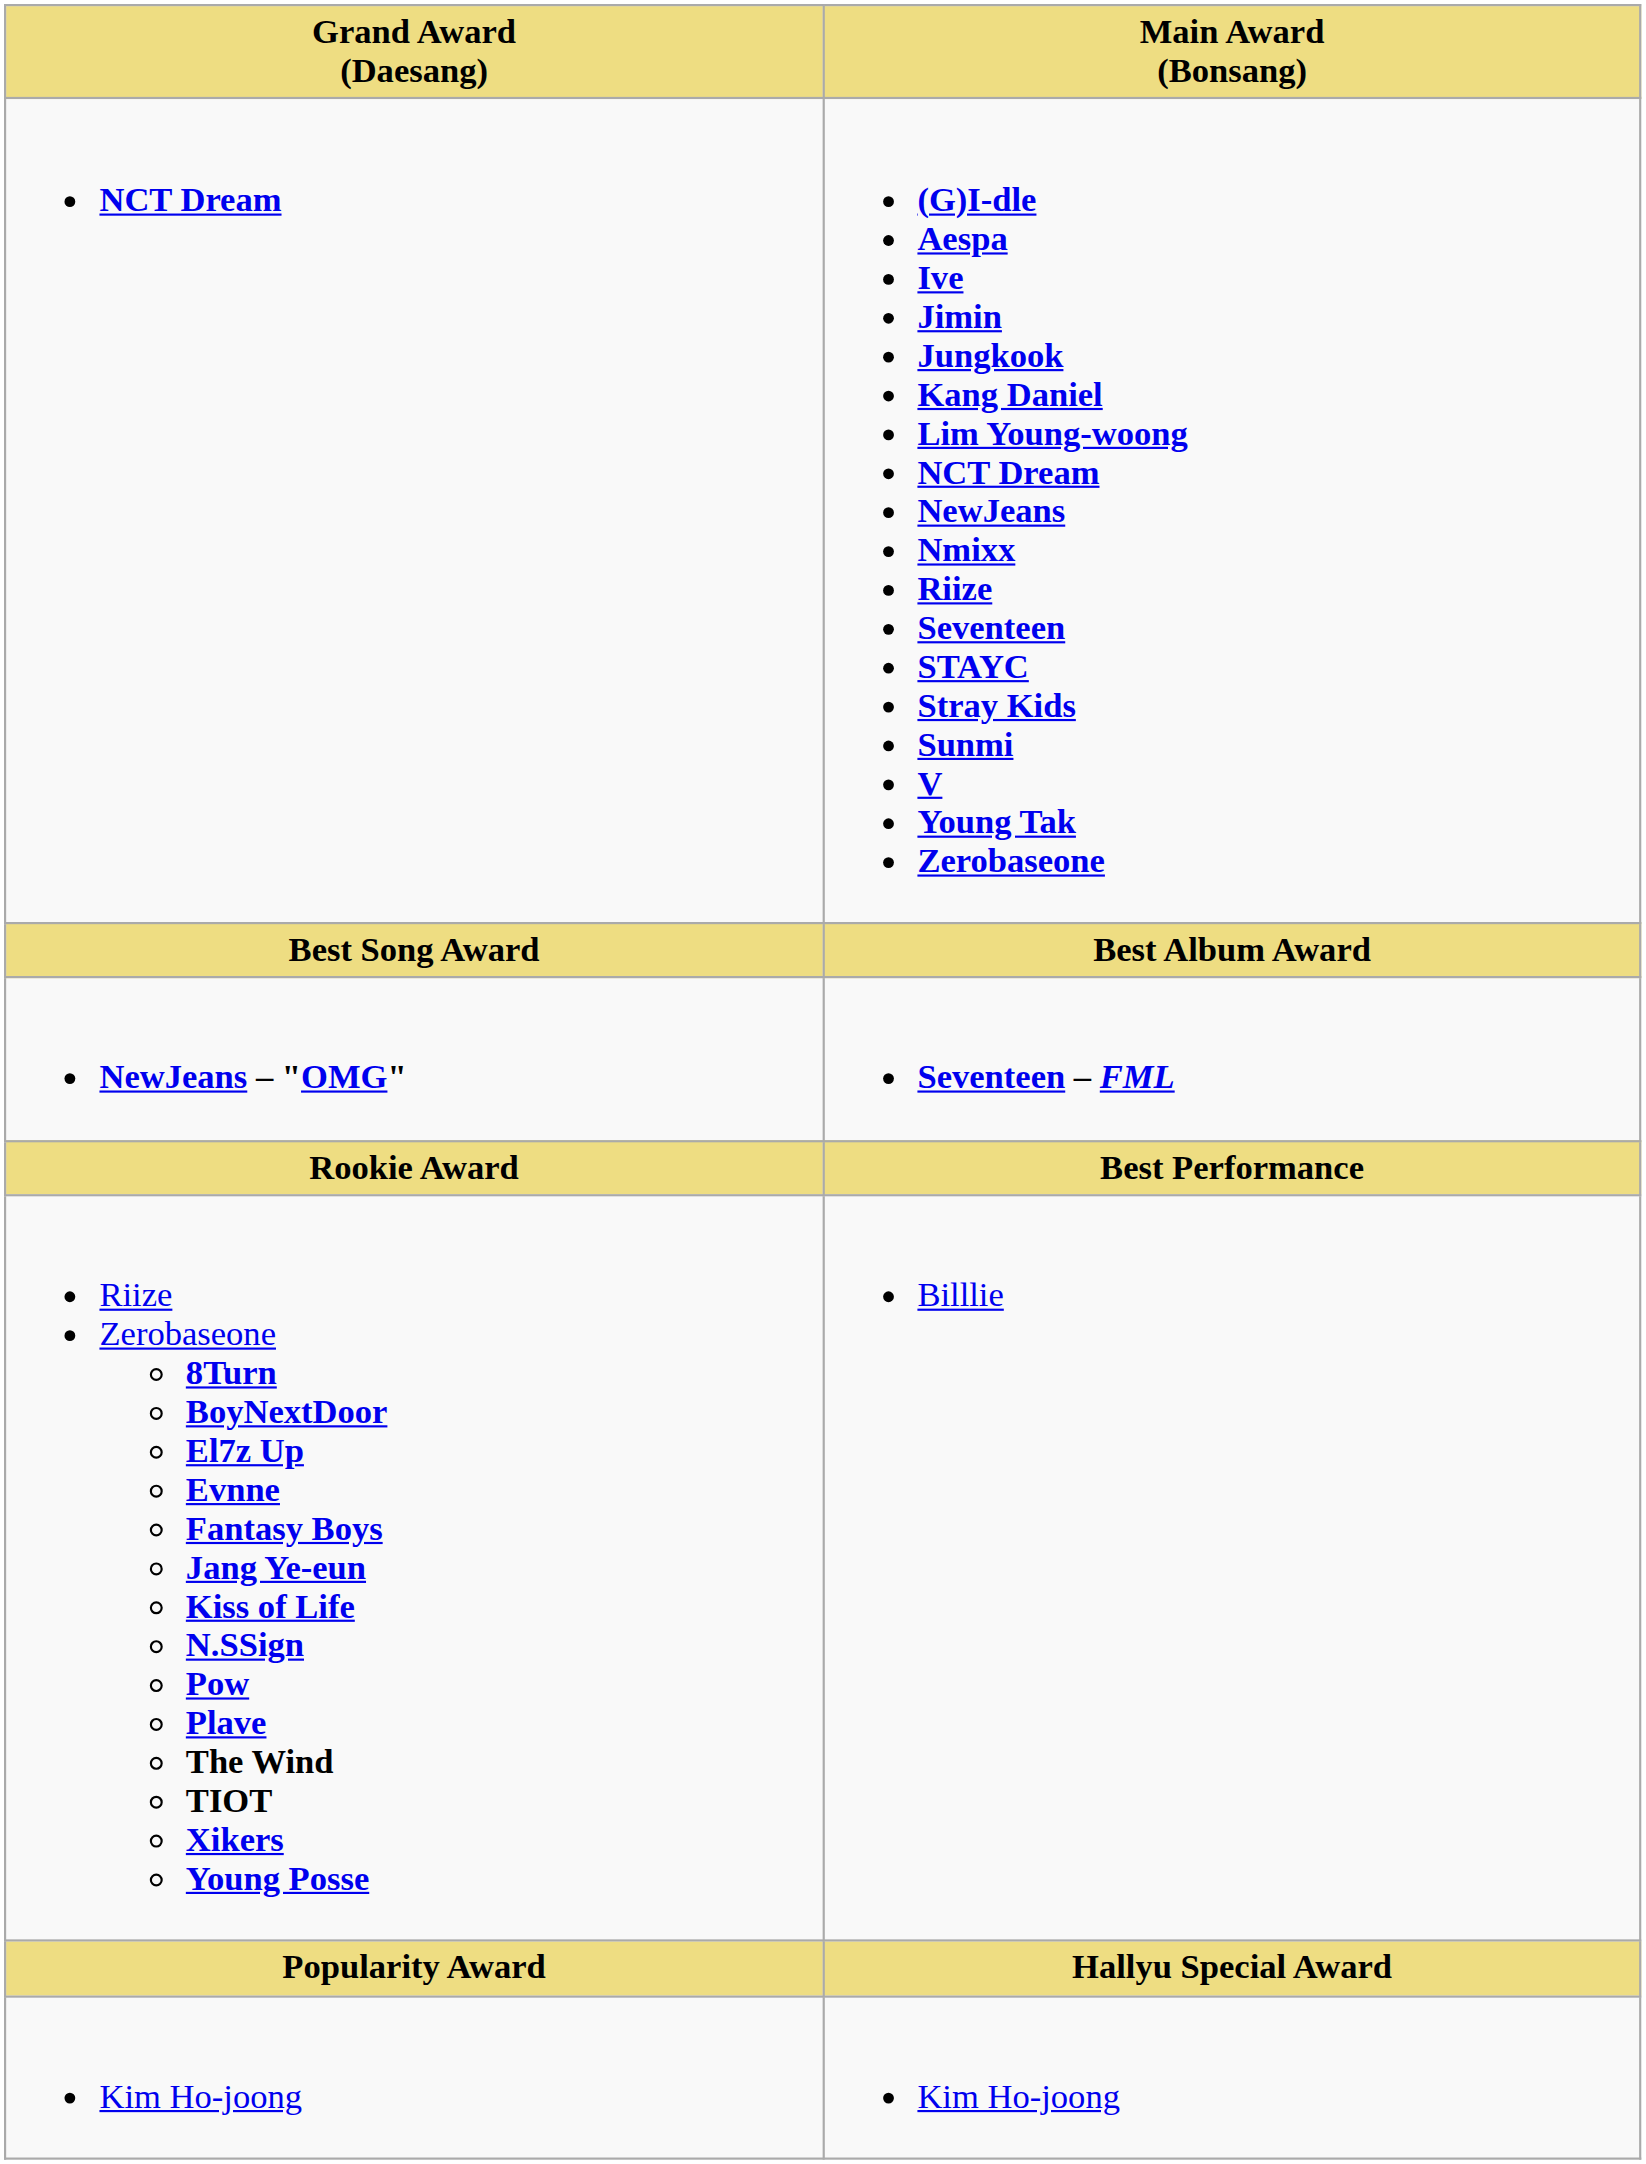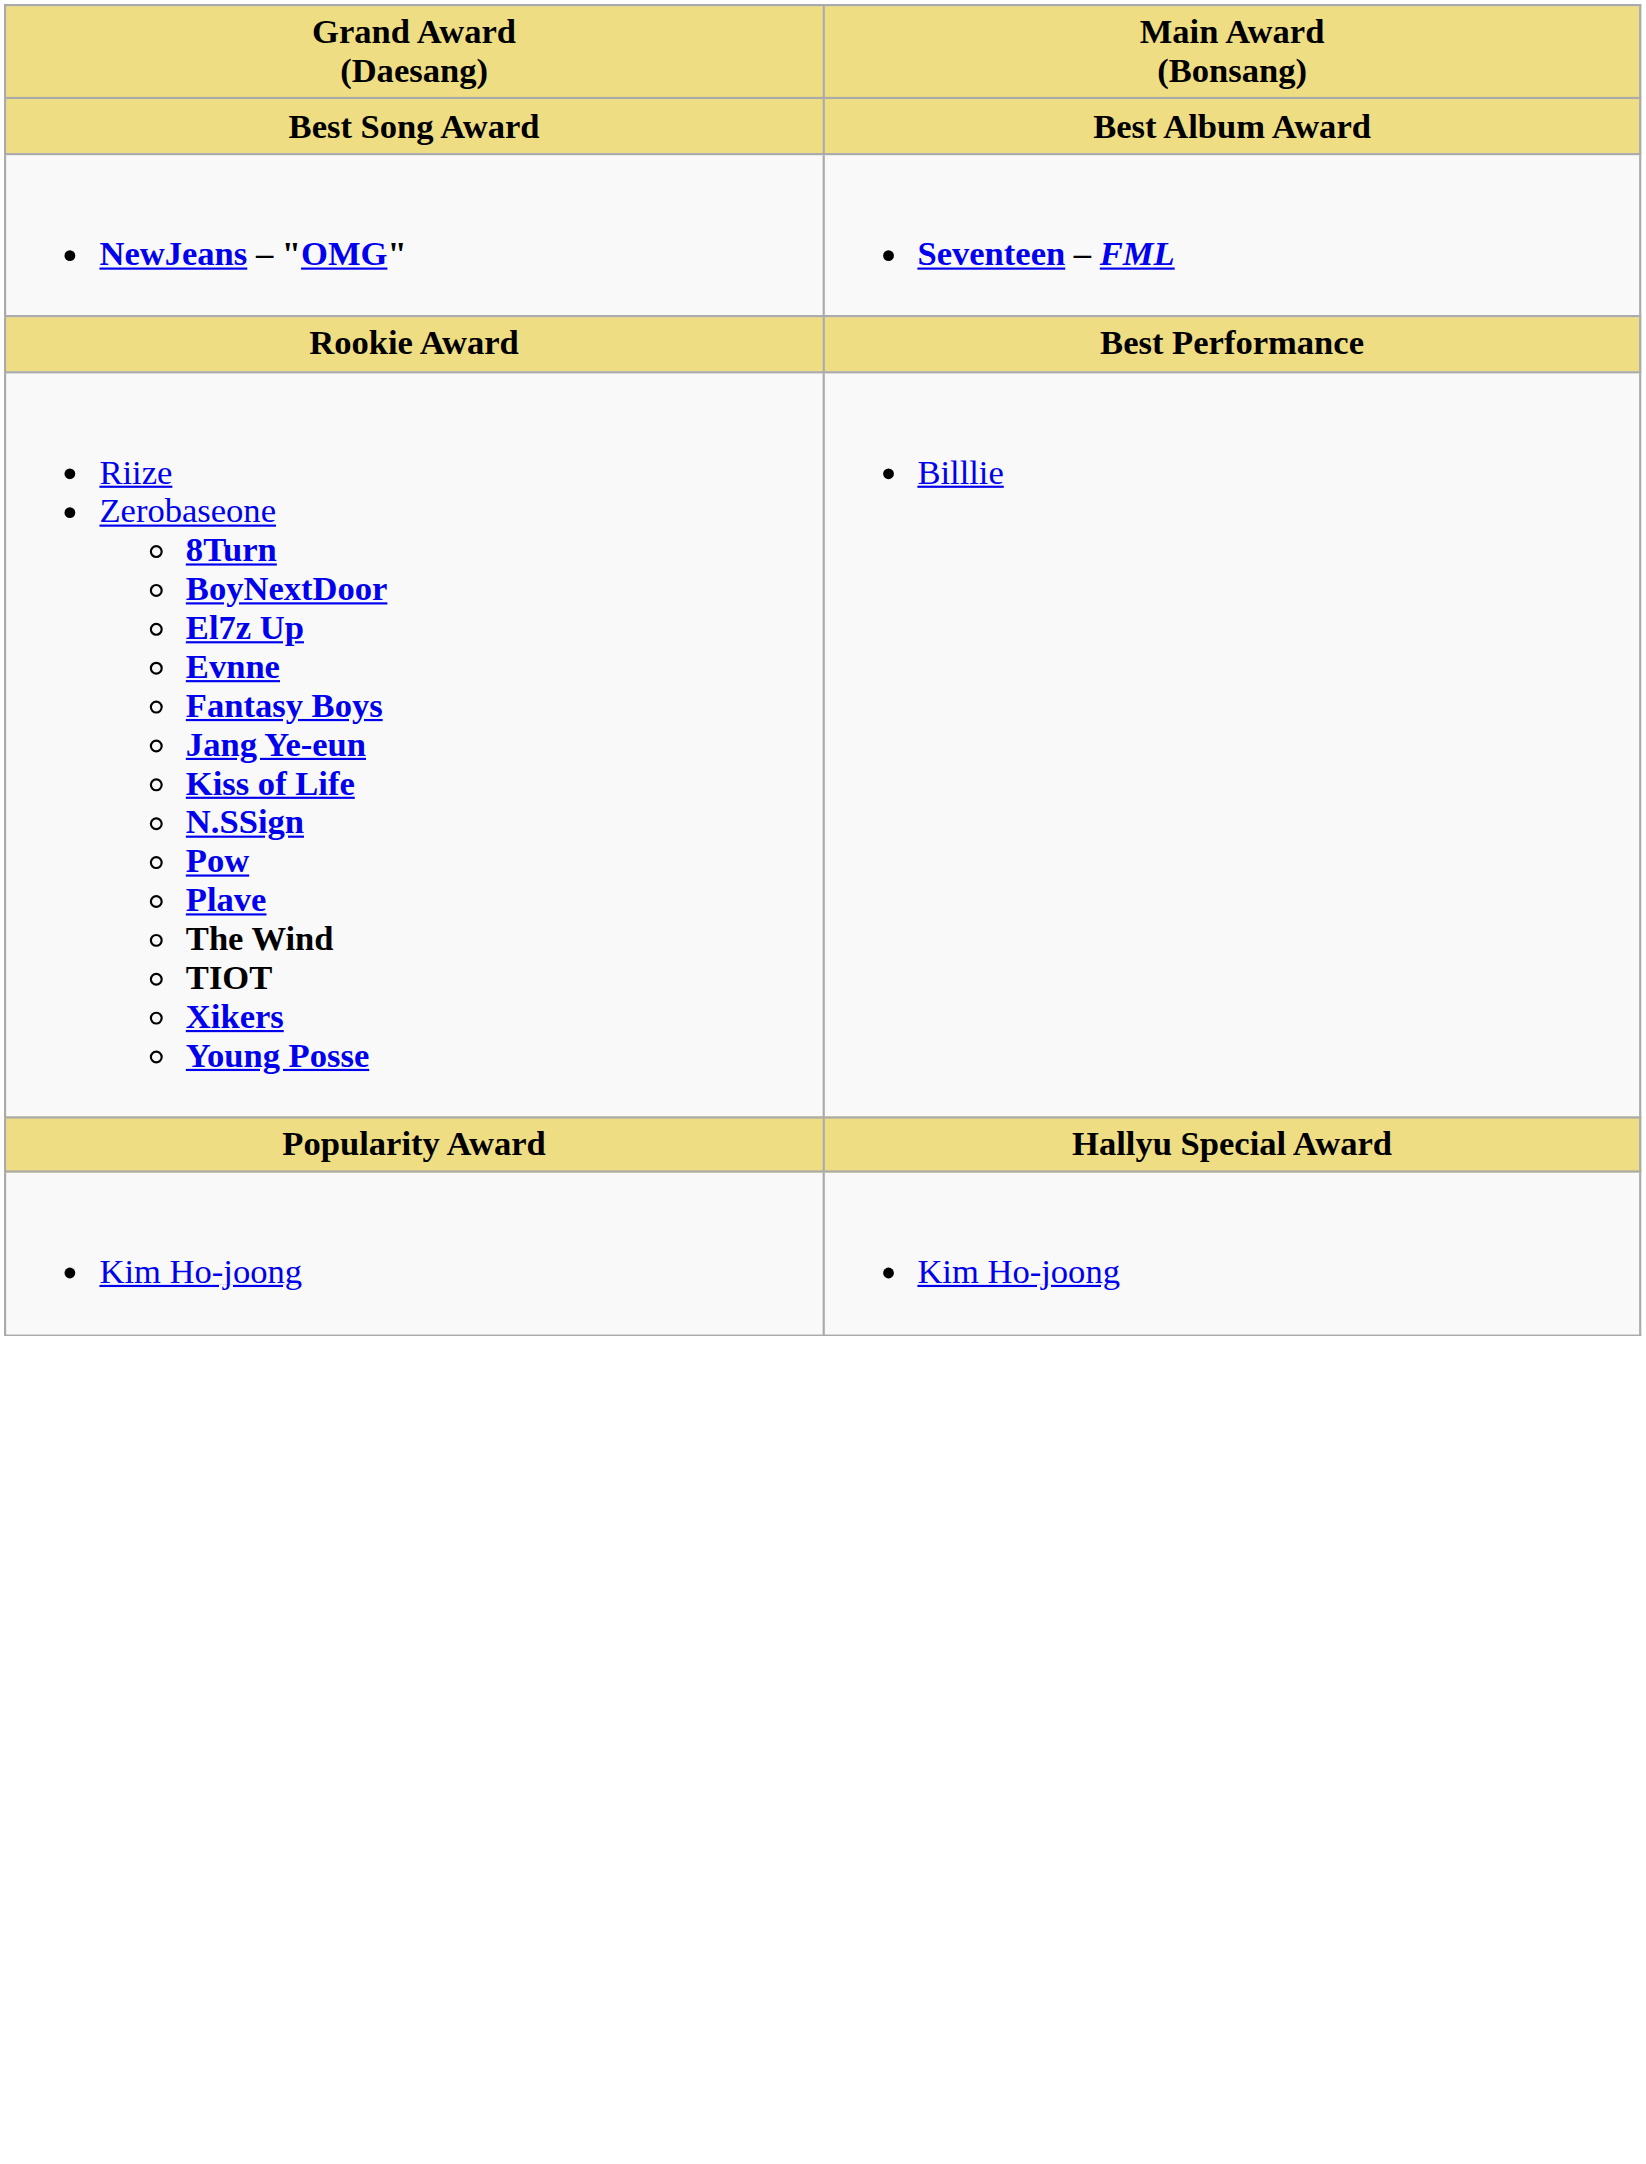- row: (414, 200)
